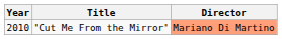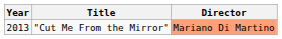(18, 27) 2010 -> (18, 27) 2013
